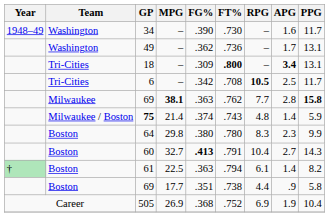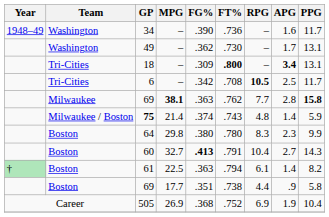(233, 30) .730 -> (233, 30) .736
(233, 47) .736 -> (233, 47) .730
